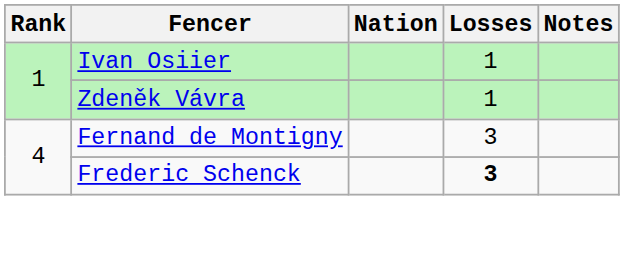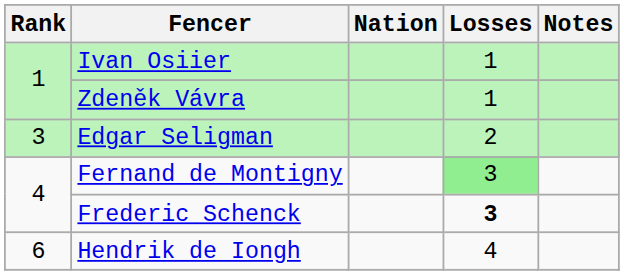+ row: (175, 138)
(491, 138) no background -> (491, 176) lightgreen background
+ row: (189, 251)
